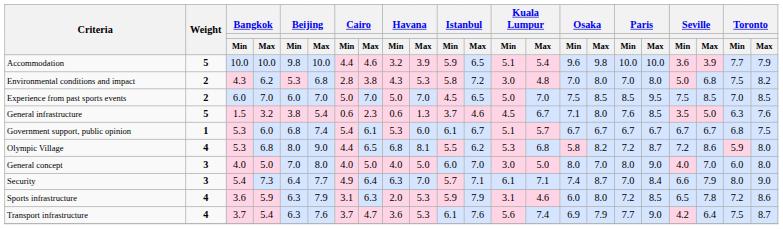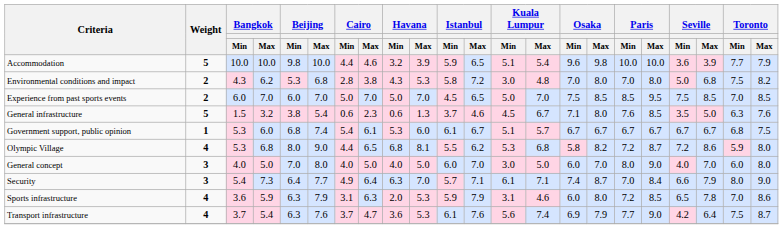(574, 165) 8.0 -> (574, 165) 6.0
(737, 198) 7.2 -> (737, 198) 7.0
